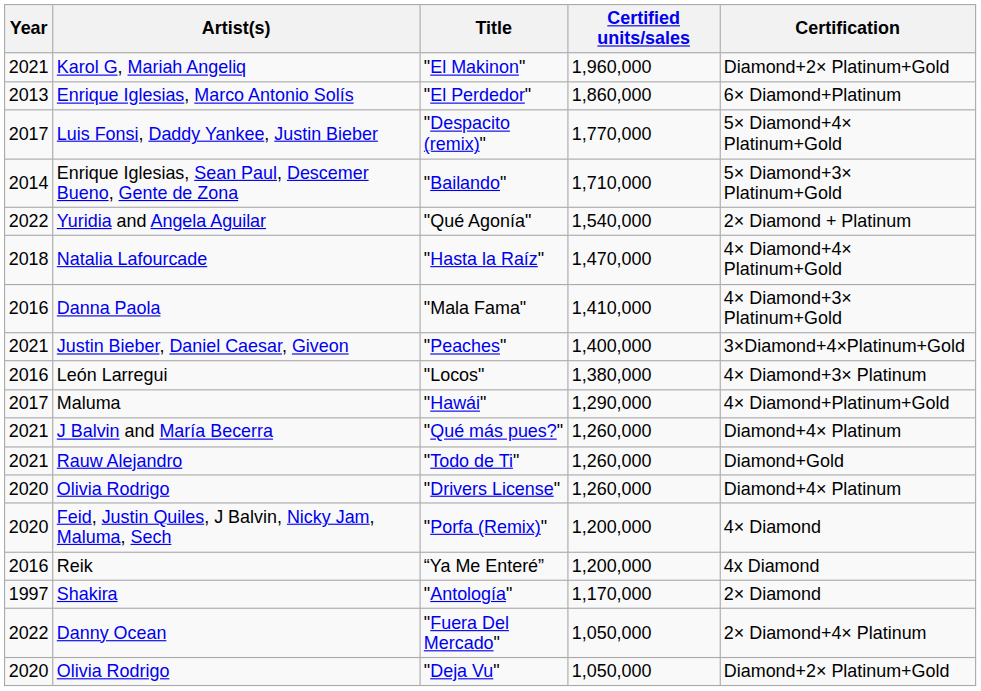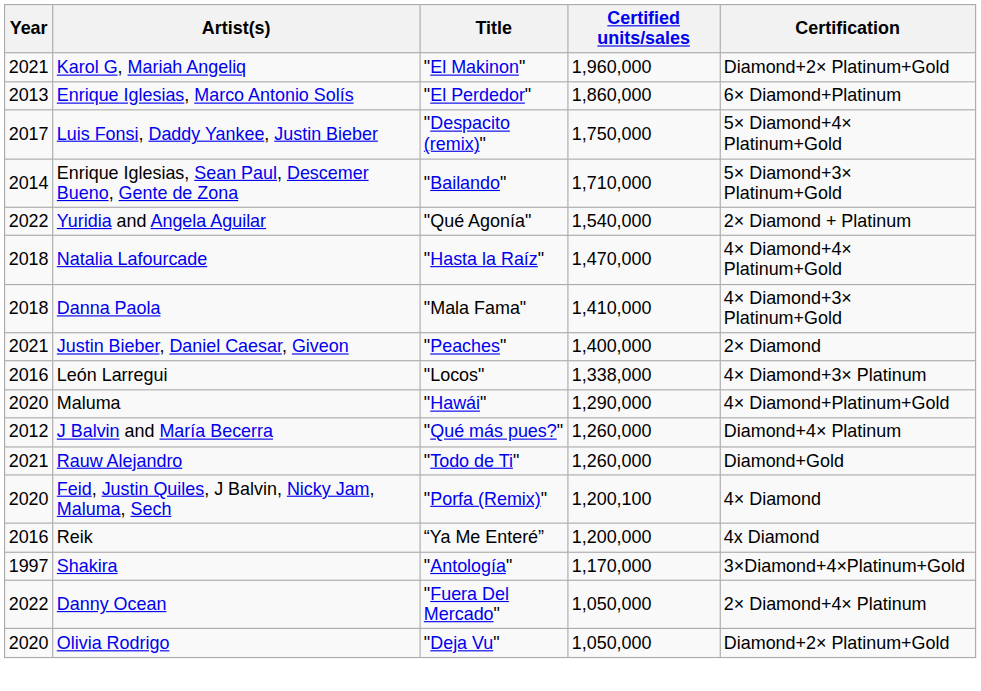(612, 134) 1,770,000 -> (612, 134) 1,750,000
(29, 308) 2016 -> (29, 308) 2018
(844, 346) 3×Diamond+4×Platinum+Gold -> (772, 346) 2× Diamond
(612, 375) 1,380,000 -> (612, 375) 1,338,000
(29, 403) 2017 -> (29, 403) 2020
(29, 432) 2021 -> (29, 432) 2012
- row: (492, 488)
(612, 527) 1,200,000 -> (612, 499) 1,200,100
(772, 594) 2× Diamond -> (844, 565) 3×Diamond+4×Platinum+Gold
